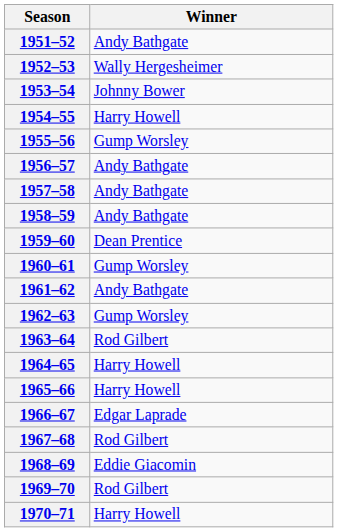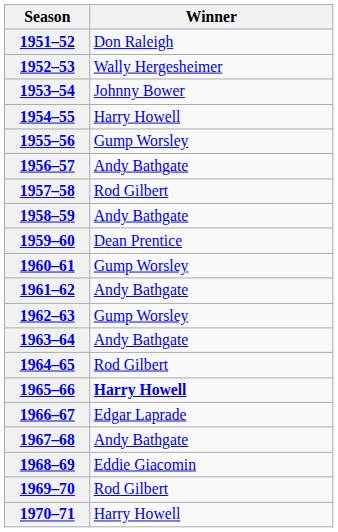(141, 41) Andy Bathgate -> (134, 41) Don Raleigh
(141, 191) Andy Bathgate -> (131, 191) Rod Gilbert
(131, 340) Rod Gilbert -> (141, 340) Andy Bathgate
(137, 365) Harry Howell -> (131, 365) Rod Gilbert
(137, 389) normal -> (140, 389) bold
(131, 439) Rod Gilbert -> (141, 439) Andy Bathgate
